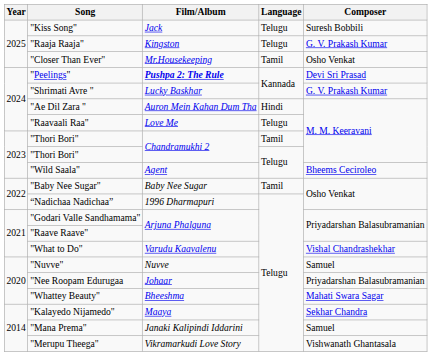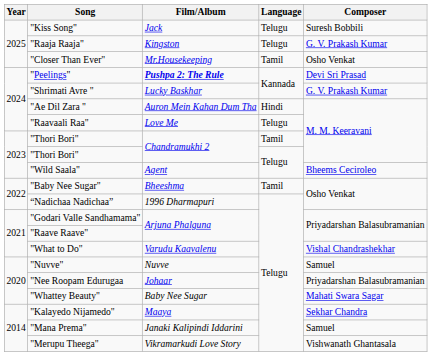(176, 186) Baby Nee Sugar -> (164, 186) Bheeshma
(164, 296) Bheeshma -> (176, 296) Baby Nee Sugar
